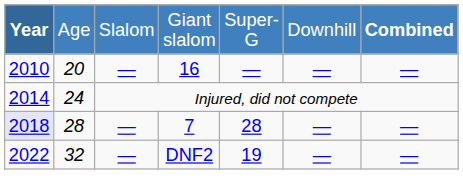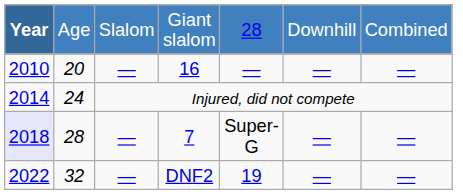(251, 29) Super-G -> (251, 29) 28
(409, 29) bold -> (406, 29) normal
(251, 126) 28 -> (251, 136) Super-G
